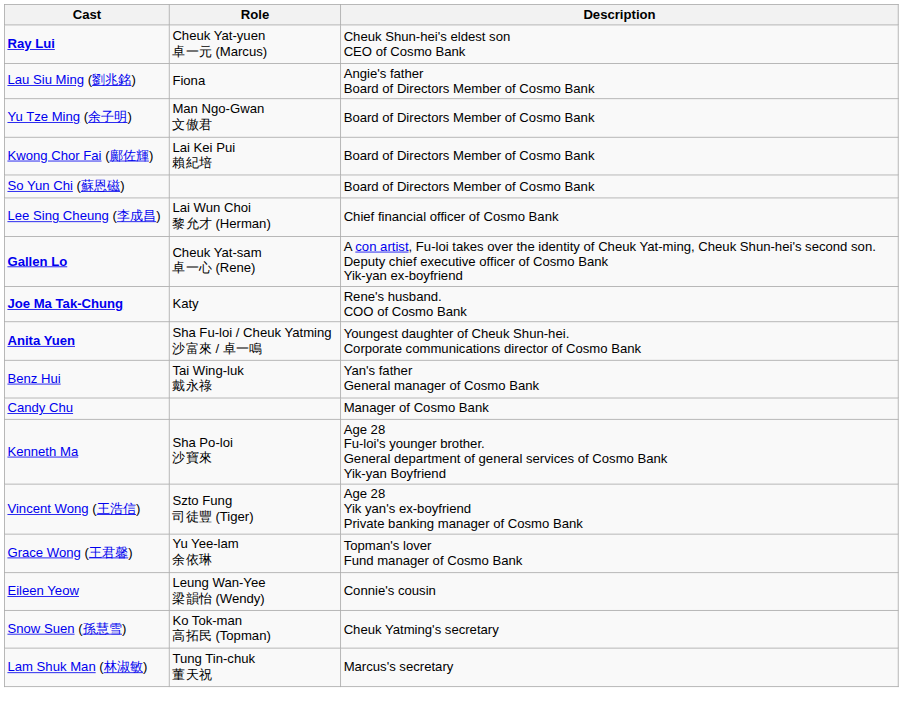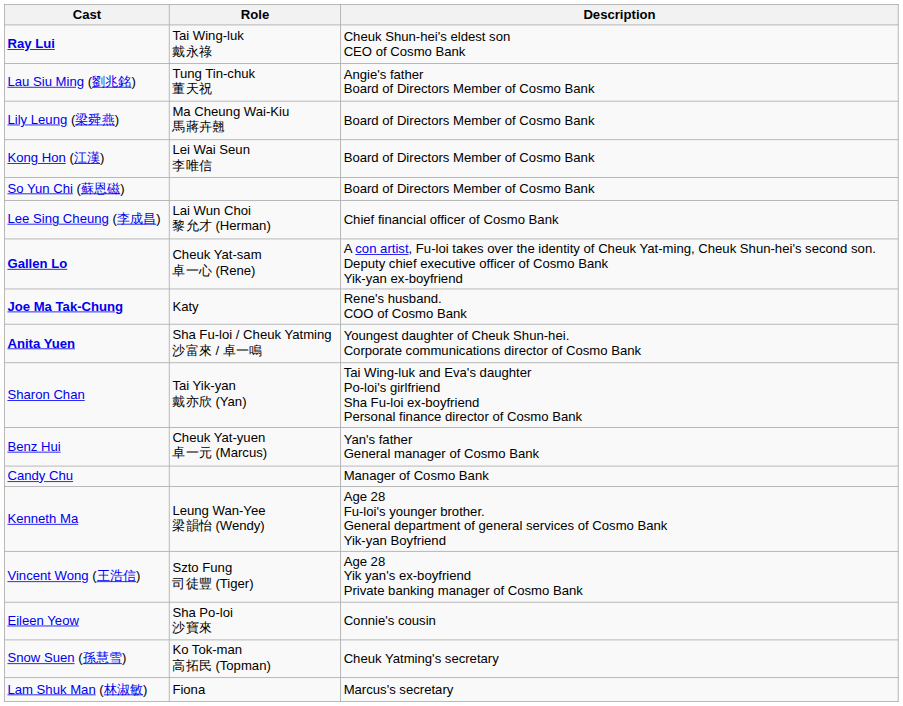(220, 43) Cheuk Yat-yuen 卓一元 (Marcus) -> (208, 43) Tai Wing-luk 戴永祿
(189, 81) Fiona -> (214, 81) Tung Tin-chuk 董天祝
+ row: (63, 119)
- row: (70, 117)
- row: (80, 155)
+ row: (56, 157)
+ row: (46, 395)
(208, 378) Tai Wing-luk 戴永祿 -> (220, 445) Cheuk Yat-yuen 卓一元 (Marcus)
(203, 450) Sha Po-loi 沙寶來 -> (219, 518) Leung Wan-Yee 梁韻怡 (Wendy)
- row: (70, 553)
(219, 590) Leung Wan-Yee 梁韻怡 (Wendy) -> (203, 620) Sha Po-loi 沙寶來
(214, 666) Tung Tin-chuk 董天祝 -> (189, 689) Fiona
